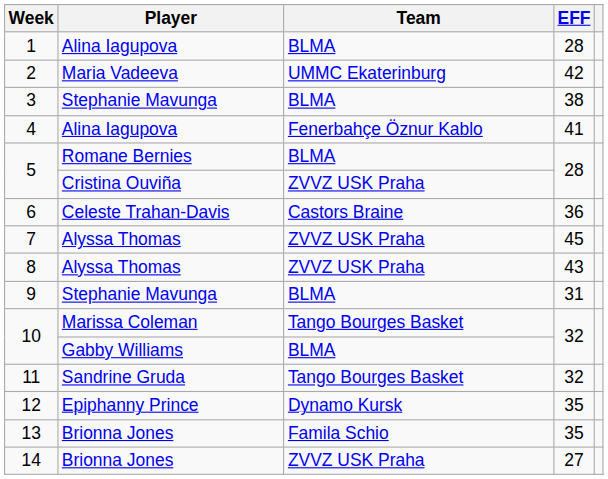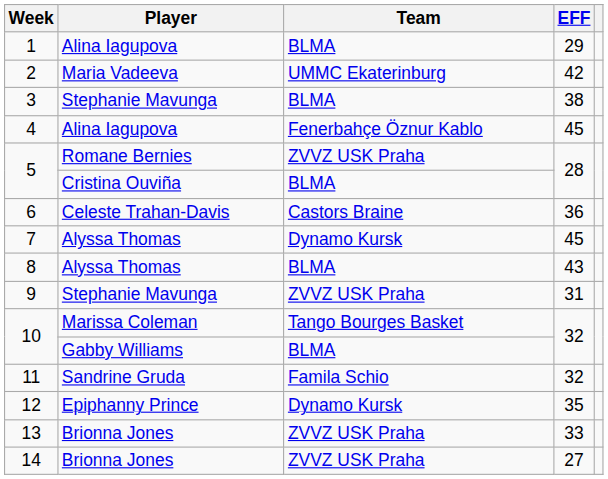(574, 45) 28 -> (574, 45) 29
(574, 128) 41 -> (574, 128) 45
(312, 156) BLMA -> (356, 156) ZVVZ USK Praha
(356, 184) ZVVZ USK Praha -> (312, 184) BLMA
(356, 239) ZVVZ USK Praha -> (345, 239) Dynamo Kursk
(356, 267) ZVVZ USK Praha -> (312, 267) BLMA
(312, 294) BLMA -> (356, 294) ZVVZ USK Praha
(376, 377) Tango Bourges Basket -> (338, 377) Famila Schio
(338, 433) Famila Schio -> (356, 433) ZVVZ USK Praha
(574, 433) 35 -> (574, 433) 33
